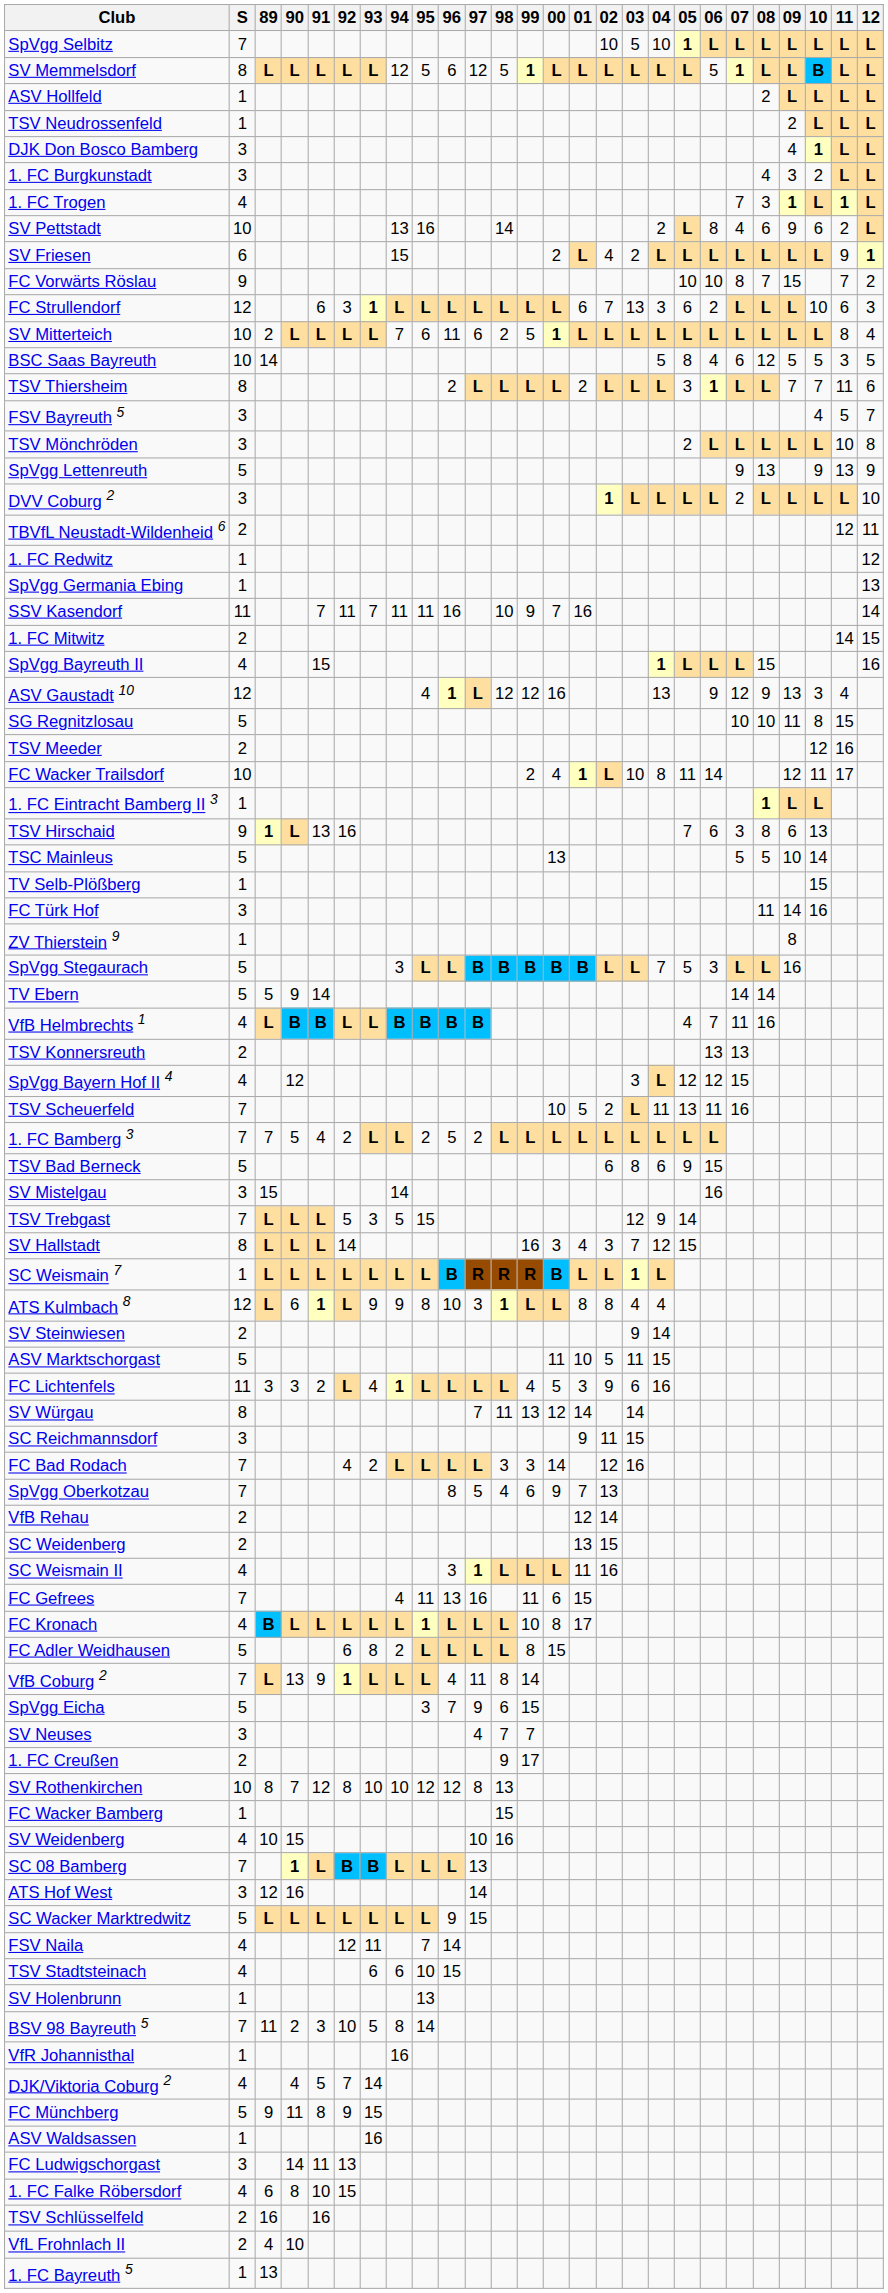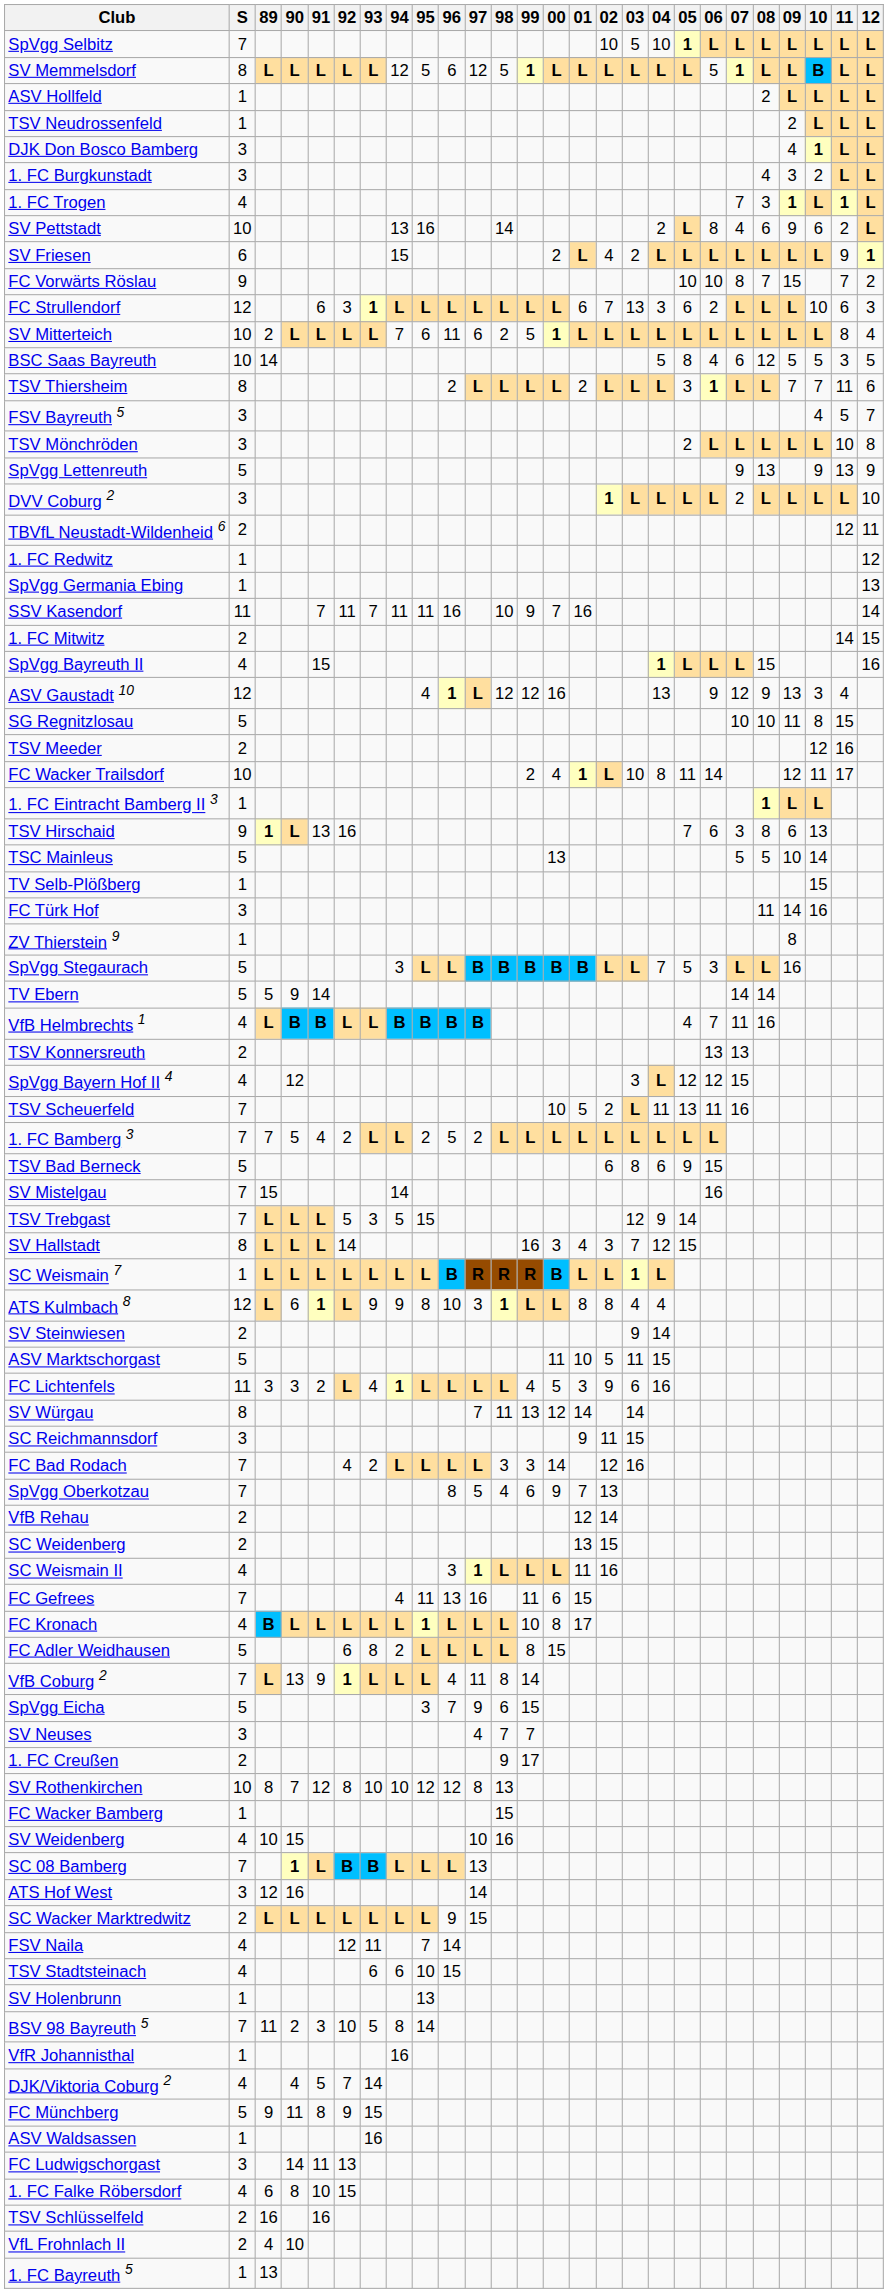(242, 1192) 3 -> (242, 1192) 7
(242, 1919) 5 -> (242, 1919) 2
